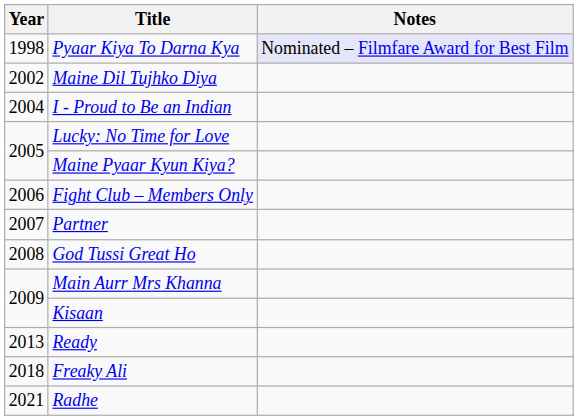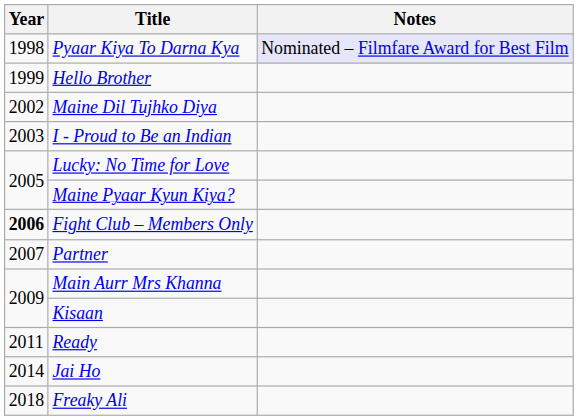+ row: (102, 77)
(26, 107) 2004 -> (26, 136) 2003
(26, 195) normal -> (26, 224) bold
- row: (124, 253)
(26, 341) 2013 -> (26, 341) 2011
+ row: (76, 371)
- row: (75, 400)
